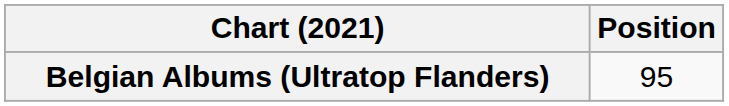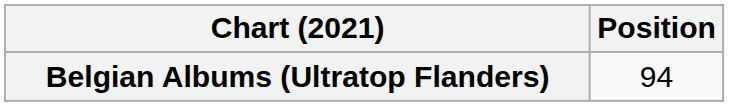(657, 76) 95 -> (657, 76) 94
